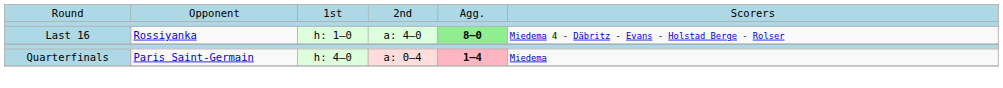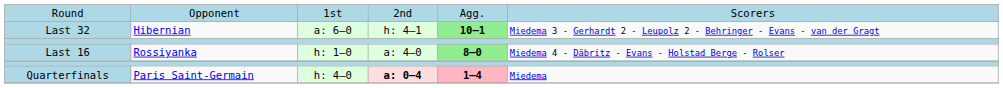+ row: (68, 30)
(403, 57) normal -> (403, 74) bold
